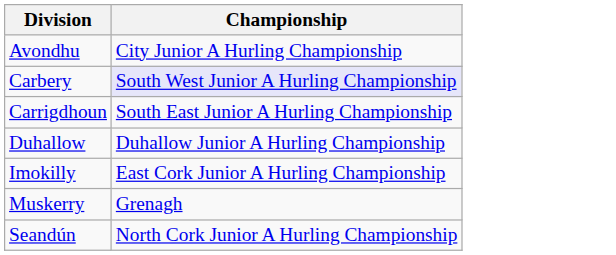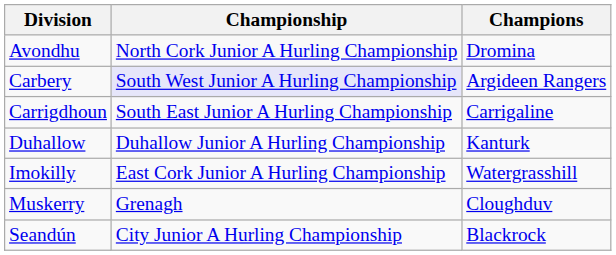+ column: (536, 19)
(259, 50) City Junior A Hurling Championship -> (287, 50) North Cork Junior A Hurling Championship
(287, 234) North Cork Junior A Hurling Championship -> (259, 234) City Junior A Hurling Championship
